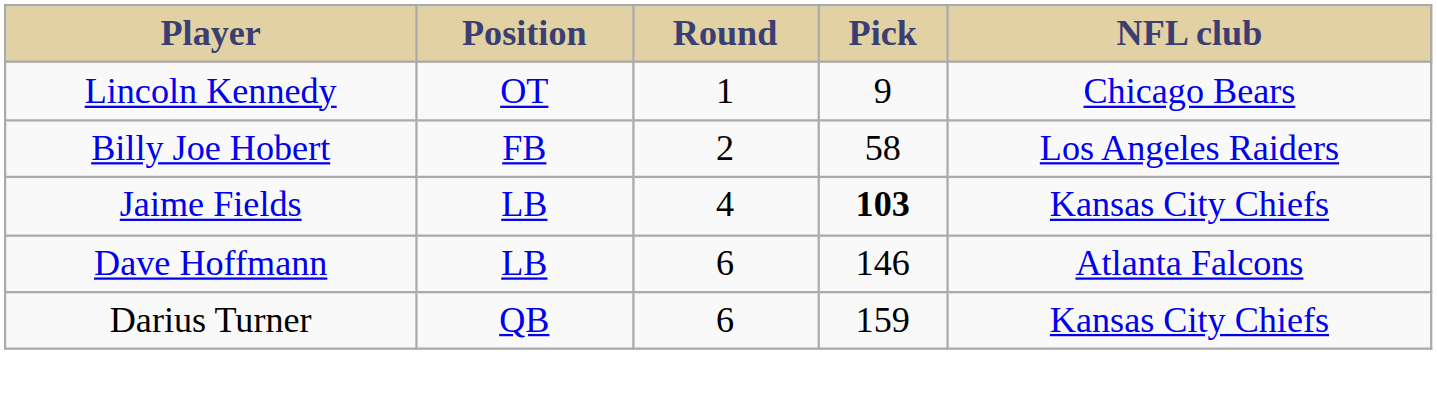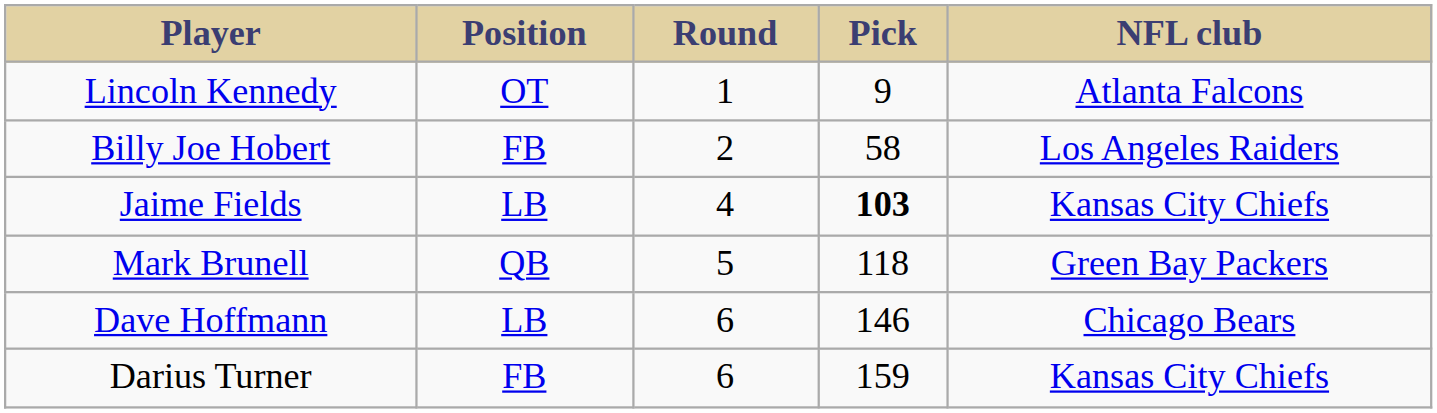(1189, 90) Chicago Bears -> (1189, 90) Atlanta Falcons
+ row: (211, 262)
(1189, 262) Atlanta Falcons -> (1189, 319) Chicago Bears
(524, 319) QB -> (524, 377) FB
